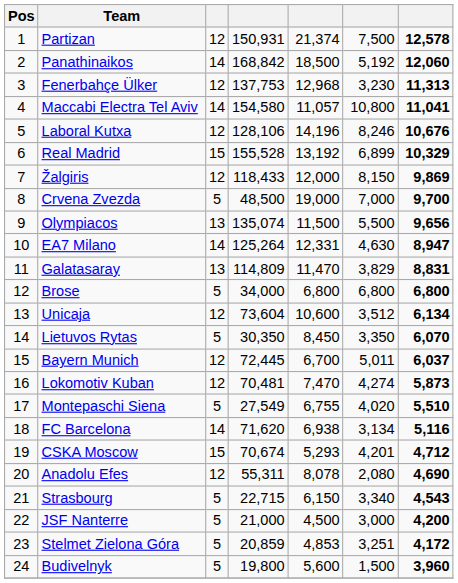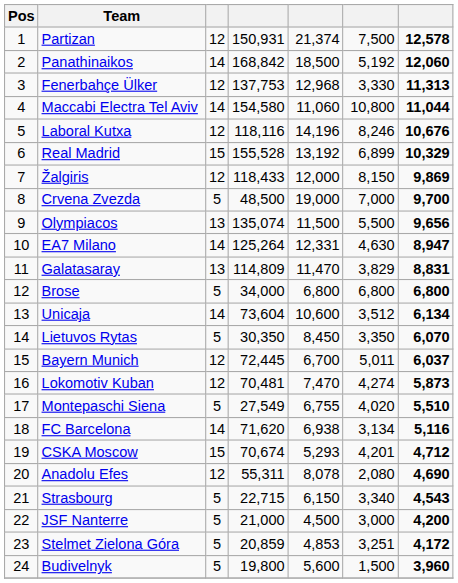(376, 84) 3,230 -> (376, 84) 3,330
(318, 107) 11,057 -> (318, 107) 11,060
(428, 107) 11,041 -> (428, 107) 11,044
(258, 130) 128,106 -> (259, 130) 118,116
(217, 314) 12 -> (217, 314) 14
